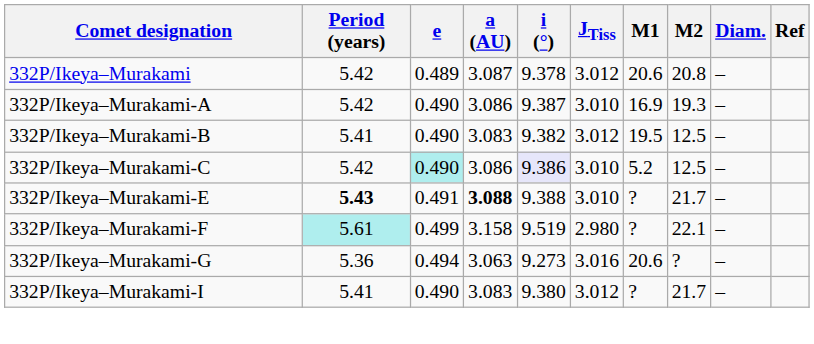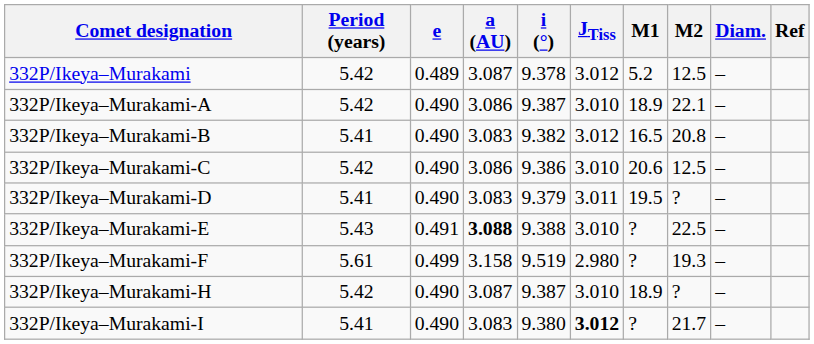(645, 73) 20.6 -> (640, 73) 5.2
(689, 73) 20.8 -> (689, 73) 12.5
(645, 104) 16.9 -> (645, 104) 18.9
(689, 104) 19.3 -> (689, 104) 22.1
(645, 135) 19.5 -> (645, 135) 16.5
(689, 135) 12.5 -> (689, 135) 20.8
(437, 167) paleturquoise background -> (437, 167) no background
(544, 167) lavender background -> (544, 167) no background
(640, 167) 5.2 -> (645, 167) 20.6
+ row: (110, 198)
(356, 198) bold -> (356, 229) normal
(689, 198) 21.7 -> (689, 229) 22.5
(356, 229) paleturquoise background -> (356, 260) no background
(689, 229) 22.1 -> (689, 260) 19.3
- row: (110, 260)
+ row: (110, 291)
(597, 291) normal -> (597, 323) bold
